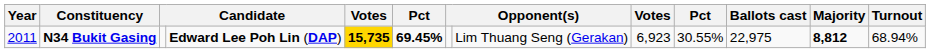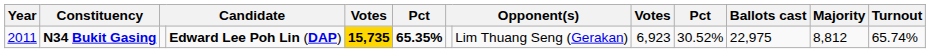(419, 37) 69.45% -> (419, 37) 65.35%
(700, 37) 30.55% -> (700, 37) 30.52%
(830, 37) bold -> (830, 37) normal
(895, 37) 68.94% -> (895, 37) 65.74%
